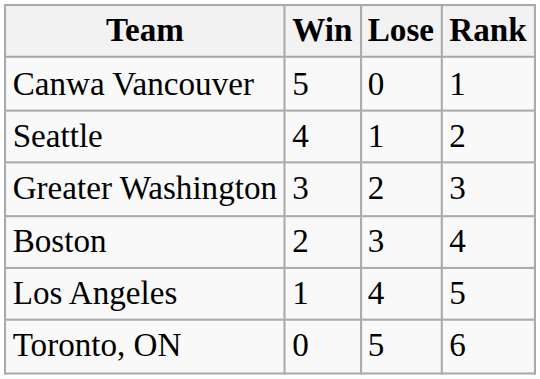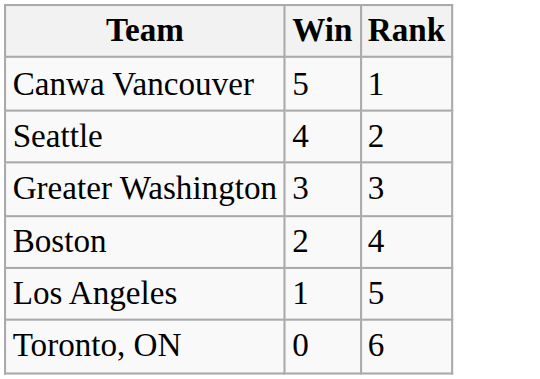- column: (401, 30)
